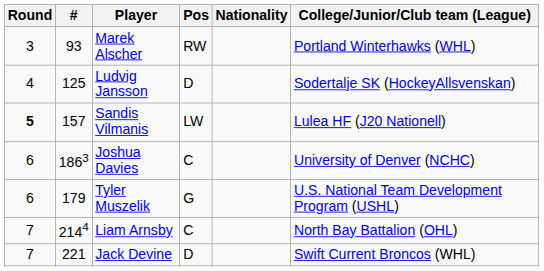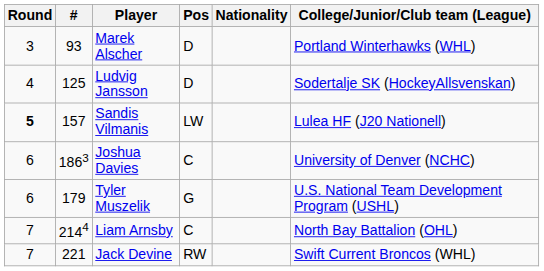(195, 45) RW -> (188, 45) D
(188, 254) D -> (195, 254) RW
